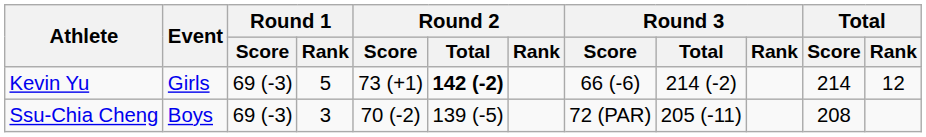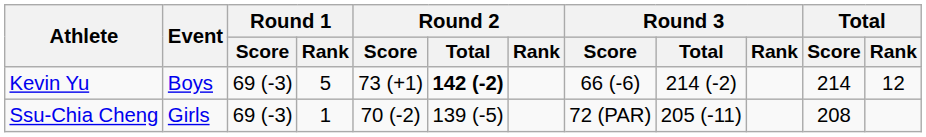(189, 83) Girls -> (190, 83) Boys
(190, 116) Boys -> (189, 116) Girls
(325, 116) 3 -> (325, 116) 1
